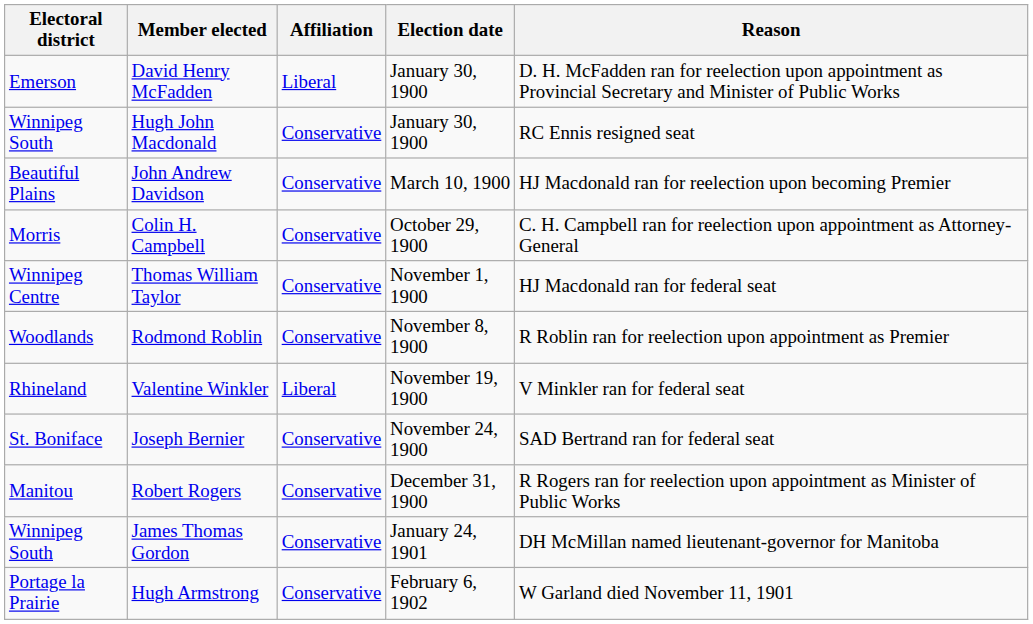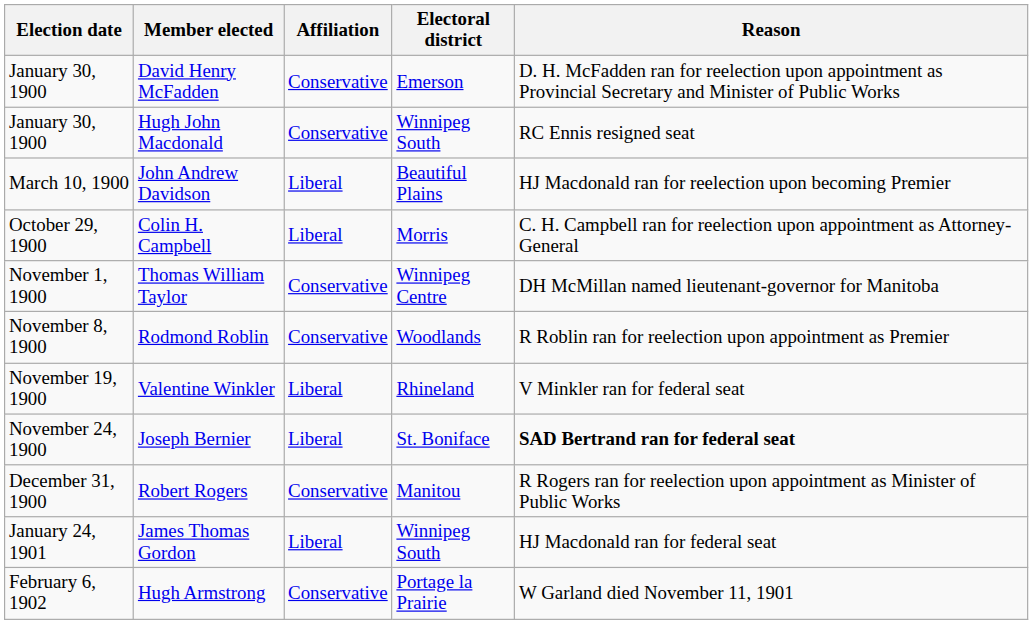columns swapped: (66, 30) <-> (450, 30)
(309, 81) Liberal -> (338, 81) Conservative
(331, 183) Conservative -> (315, 183) Liberal
(331, 234) Conservative -> (315, 234) Liberal
(648, 286) HJ Macdonald ran for federal seat -> (729, 286) DH McMillan named lieutenant-governor for Manitoba
(331, 439) Conservative -> (315, 439) Liberal
(647, 439) normal -> (657, 439) bold
(331, 541) Conservative -> (315, 541) Liberal
(729, 541) DH McMillan named lieutenant-governor for Manitoba -> (648, 541) HJ Macdonald ran for federal seat
